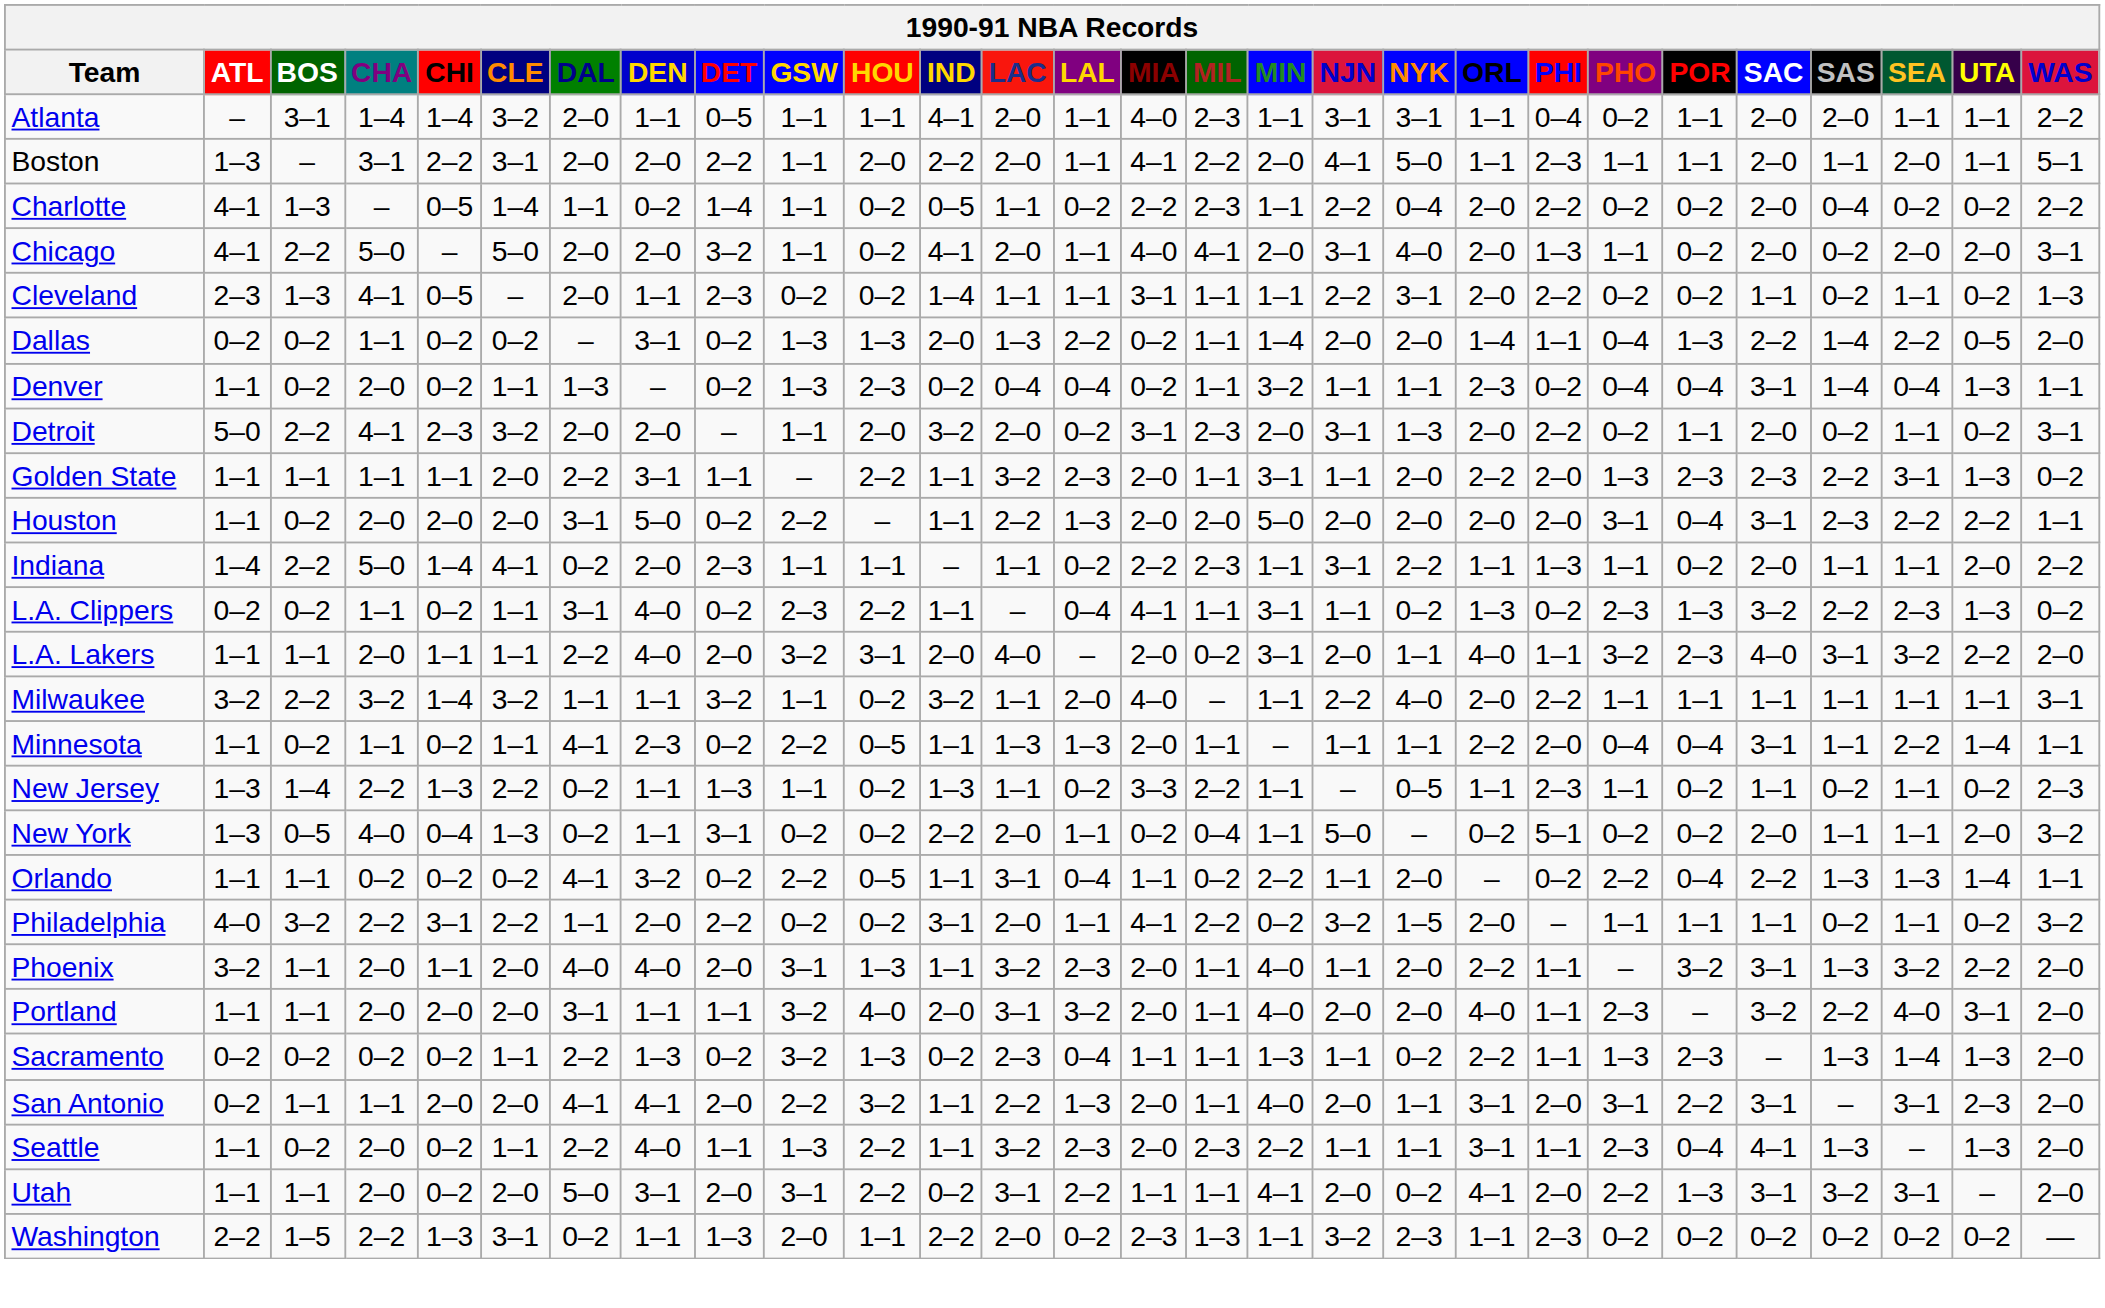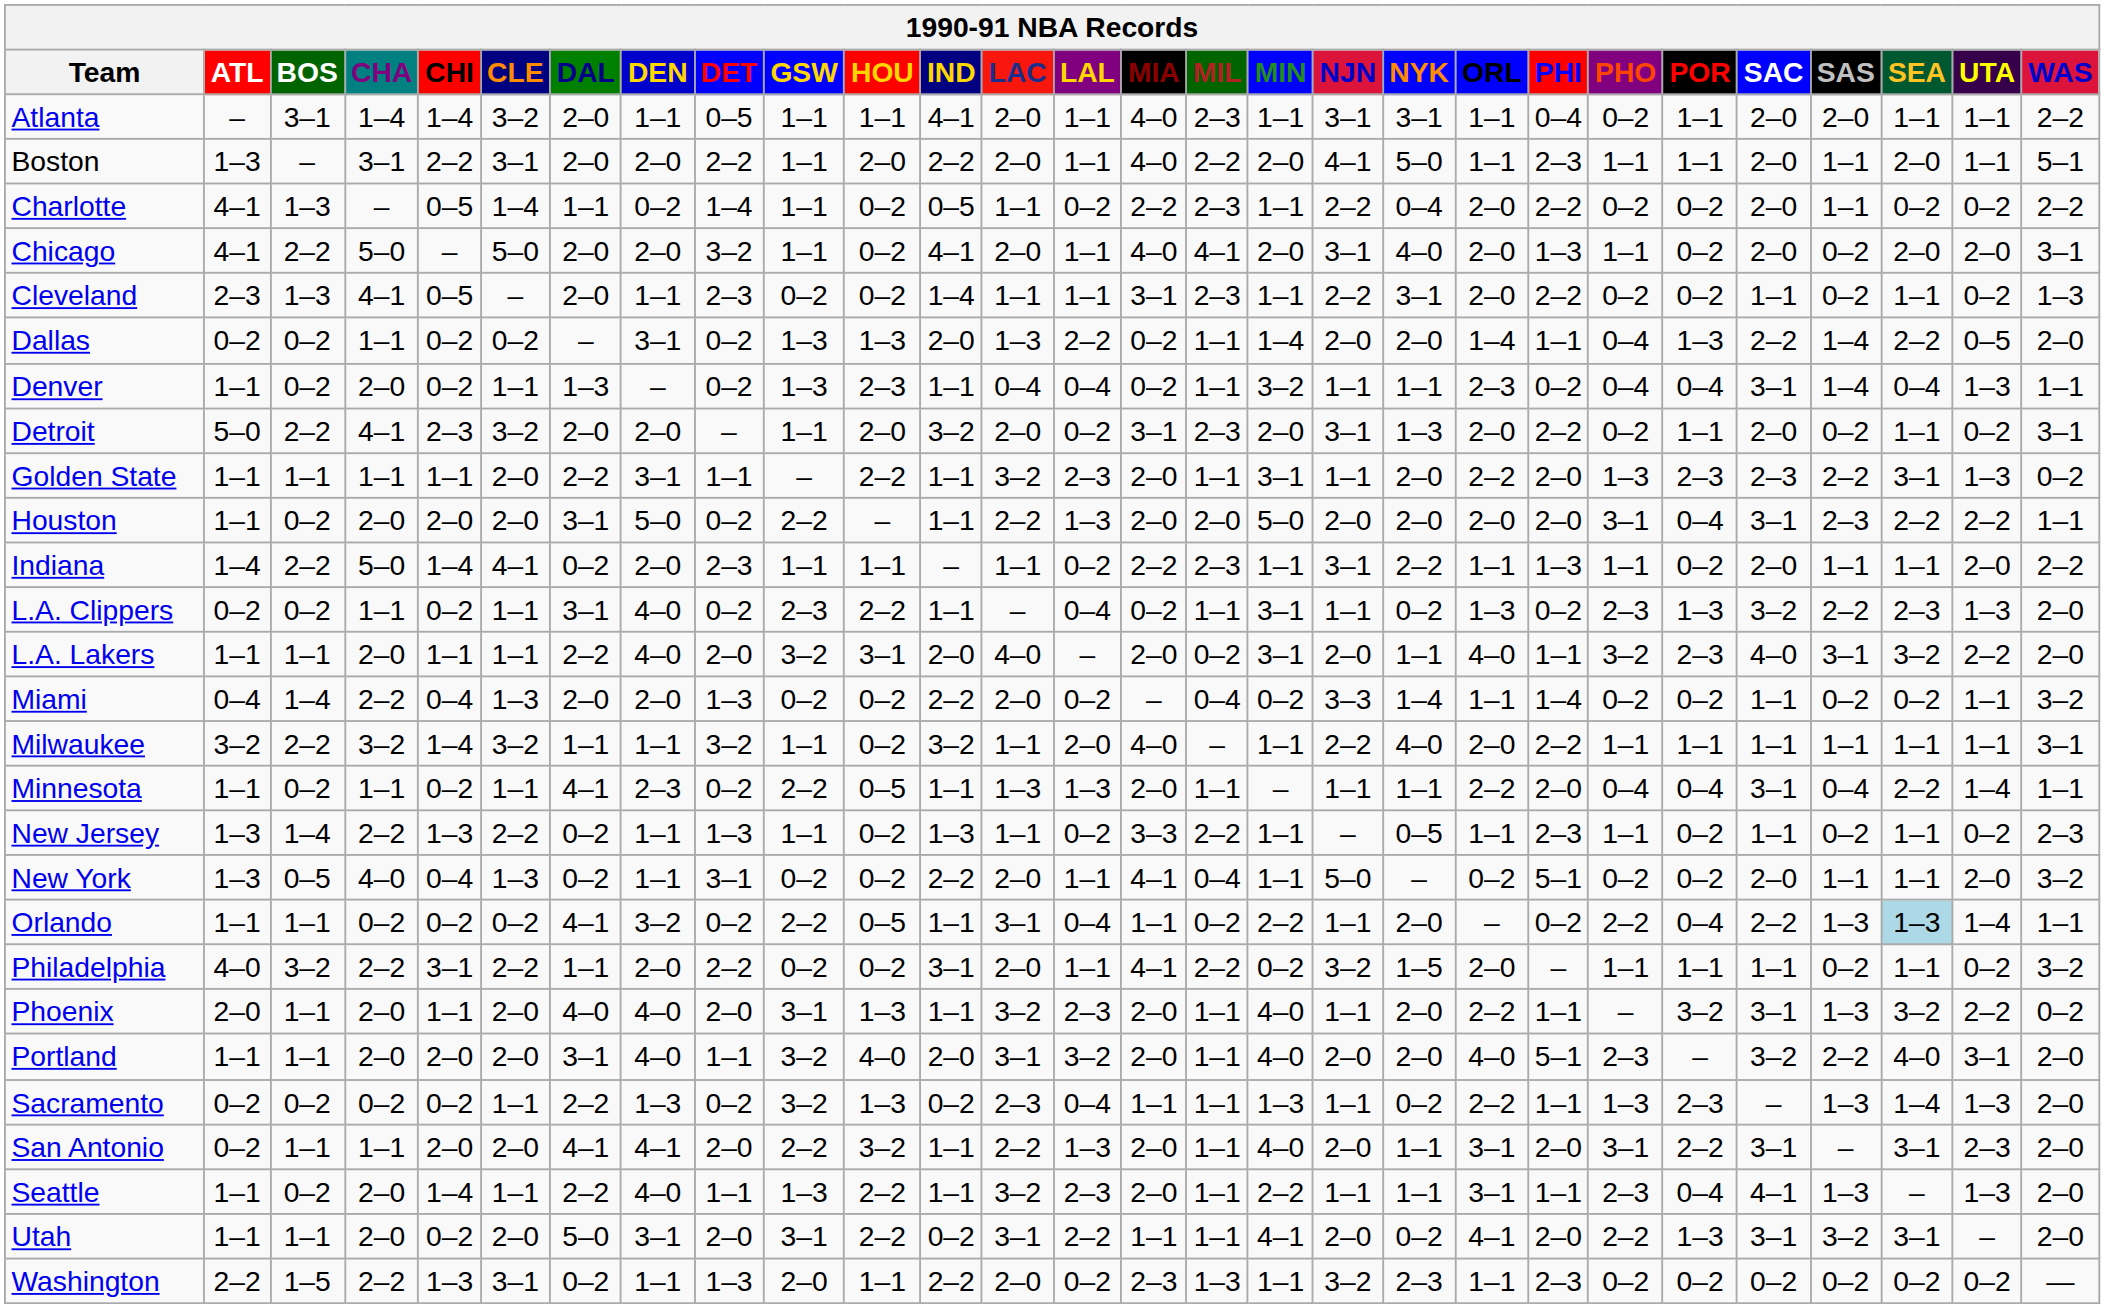(1154, 162) 4–1 -> (1154, 162) 4–0
(1846, 207) 0–4 -> (1846, 207) 1–1
(1217, 296) 1–1 -> (1217, 296) 2–3
(951, 386) 0–2 -> (951, 386) 1–1
(1154, 609) 4–1 -> (1154, 609) 0–2
(2060, 609) 0–2 -> (2060, 609) 2–0
+ row: (49, 699)
(1846, 744) 1–1 -> (1846, 788) 0–4
(1154, 833) 0–2 -> (1154, 878) 4–1
(1917, 878) no background -> (1917, 923) lightblue background
(237, 967) 3–2 -> (237, 1012) 2–0
(2060, 967) 2–0 -> (2060, 1012) 0–2
(658, 1012) 1–1 -> (658, 1057) 4–0
(1558, 1012) 1–1 -> (1558, 1057) 5–1
(450, 1146) 0–2 -> (450, 1191) 1–4
(1217, 1146) 2–3 -> (1217, 1191) 1–1
